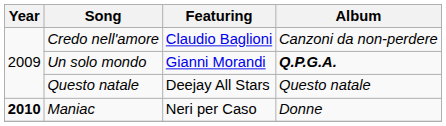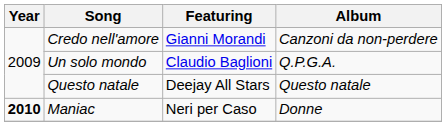(219, 39) Claudio Baglioni -> (216, 39) Gianni Morandi
(216, 62) Gianni Morandi -> (219, 62) Claudio Baglioni
(308, 62) bold -> (307, 62) normal
